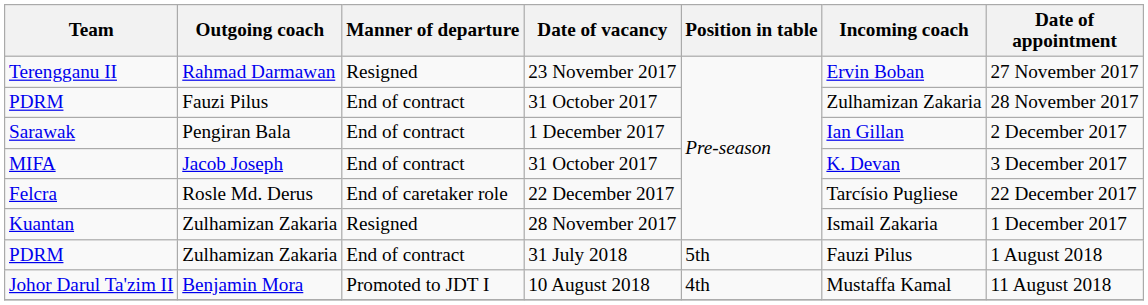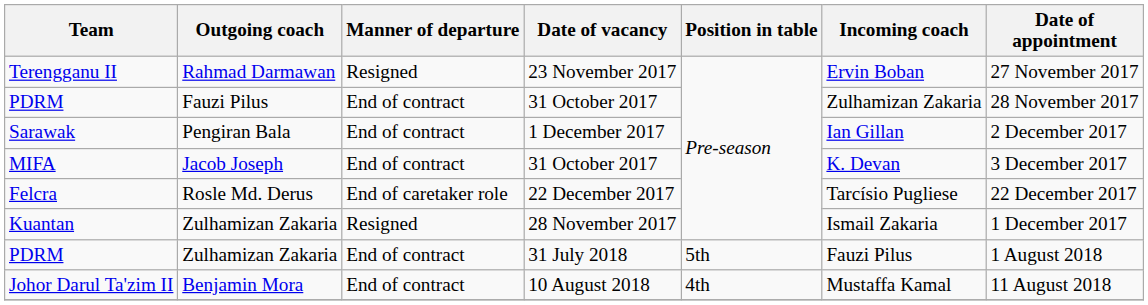(418, 284) Promoted to JDT I -> (405, 284) End of contract
